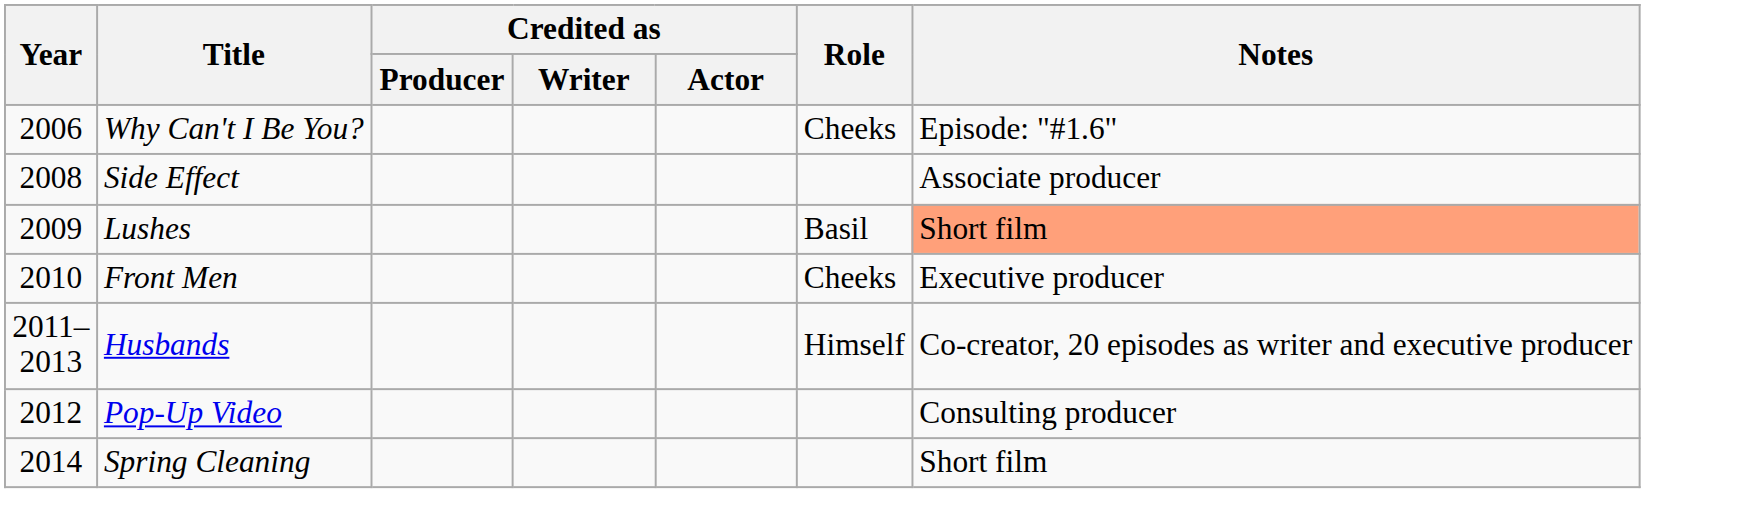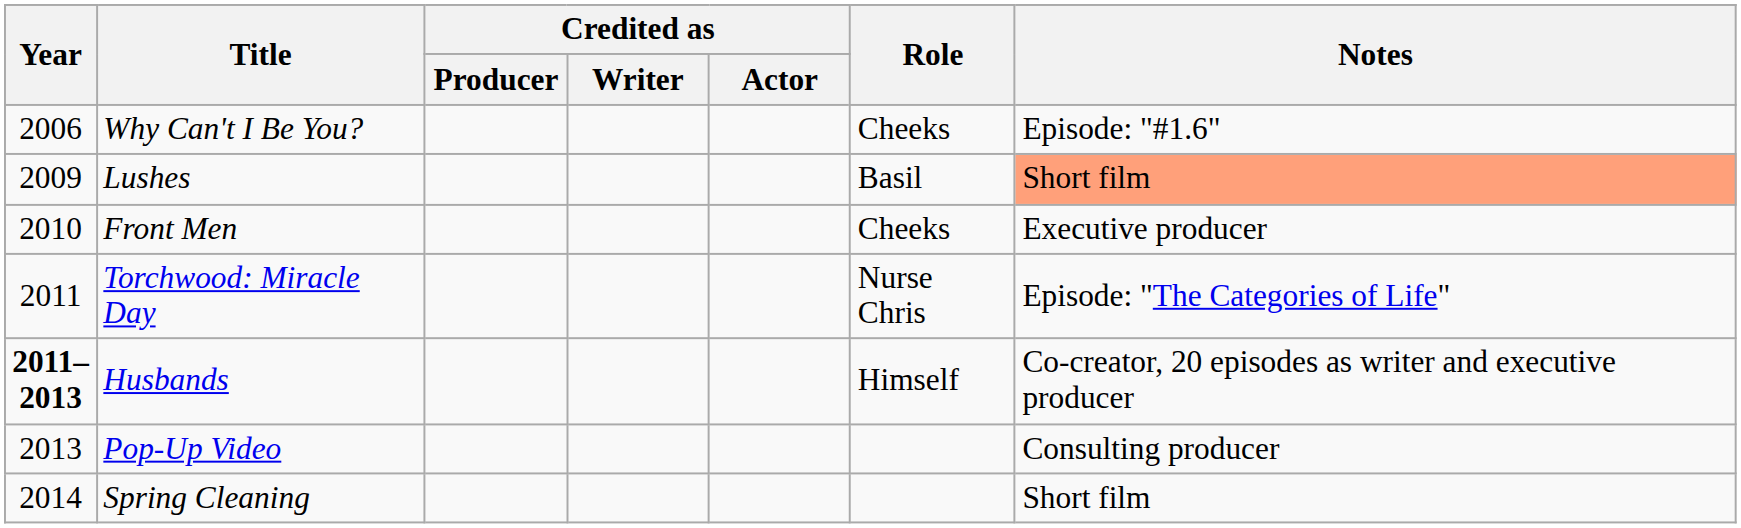- row: (171, 178)
+ row: (232, 295)
(51, 345) normal -> (51, 380) bold
(51, 412) 2012 -> (51, 448) 2013
